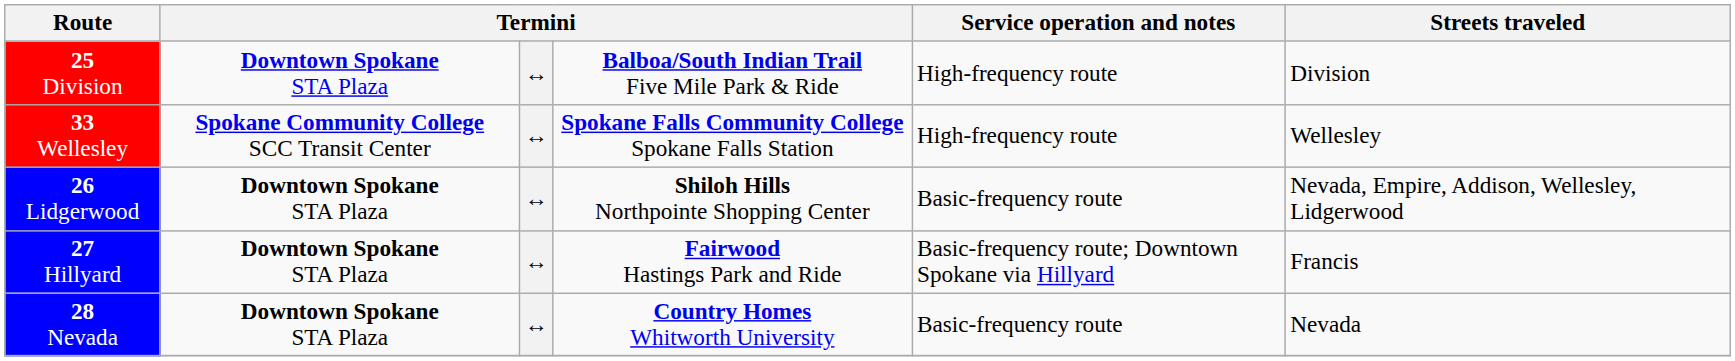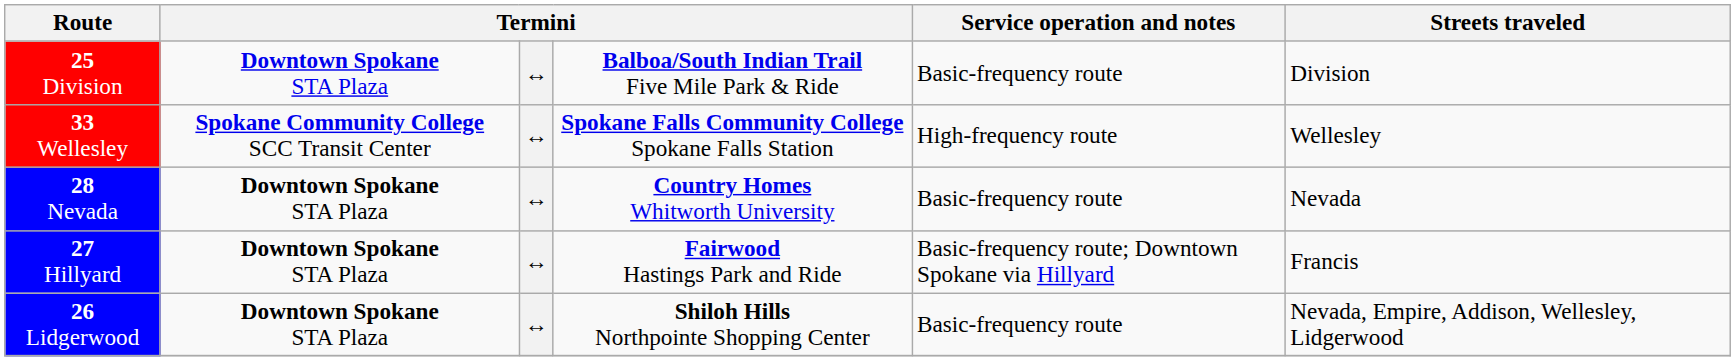(1017, 72) High-frequency route -> (1020, 72) Basic-frequency route
rows swapped: (83, 199) <-> (83, 325)
